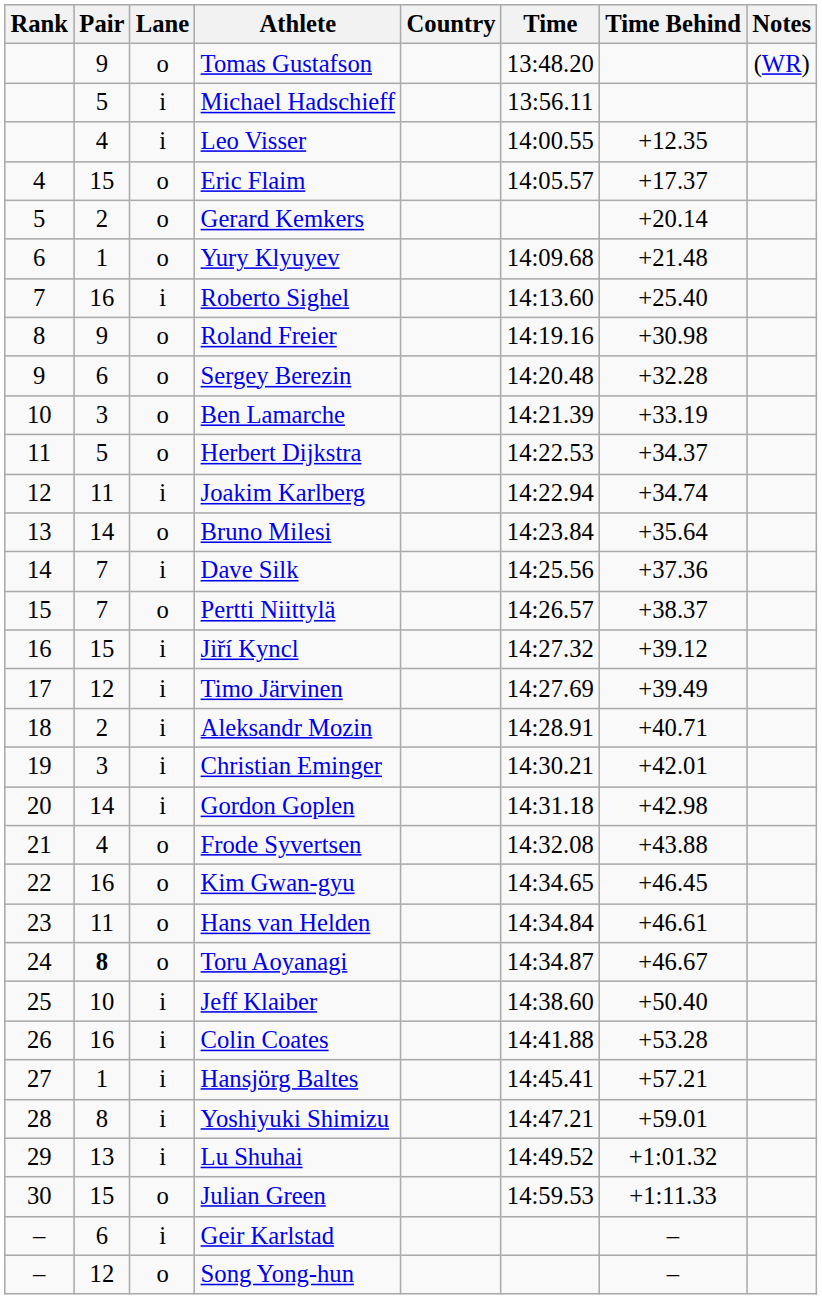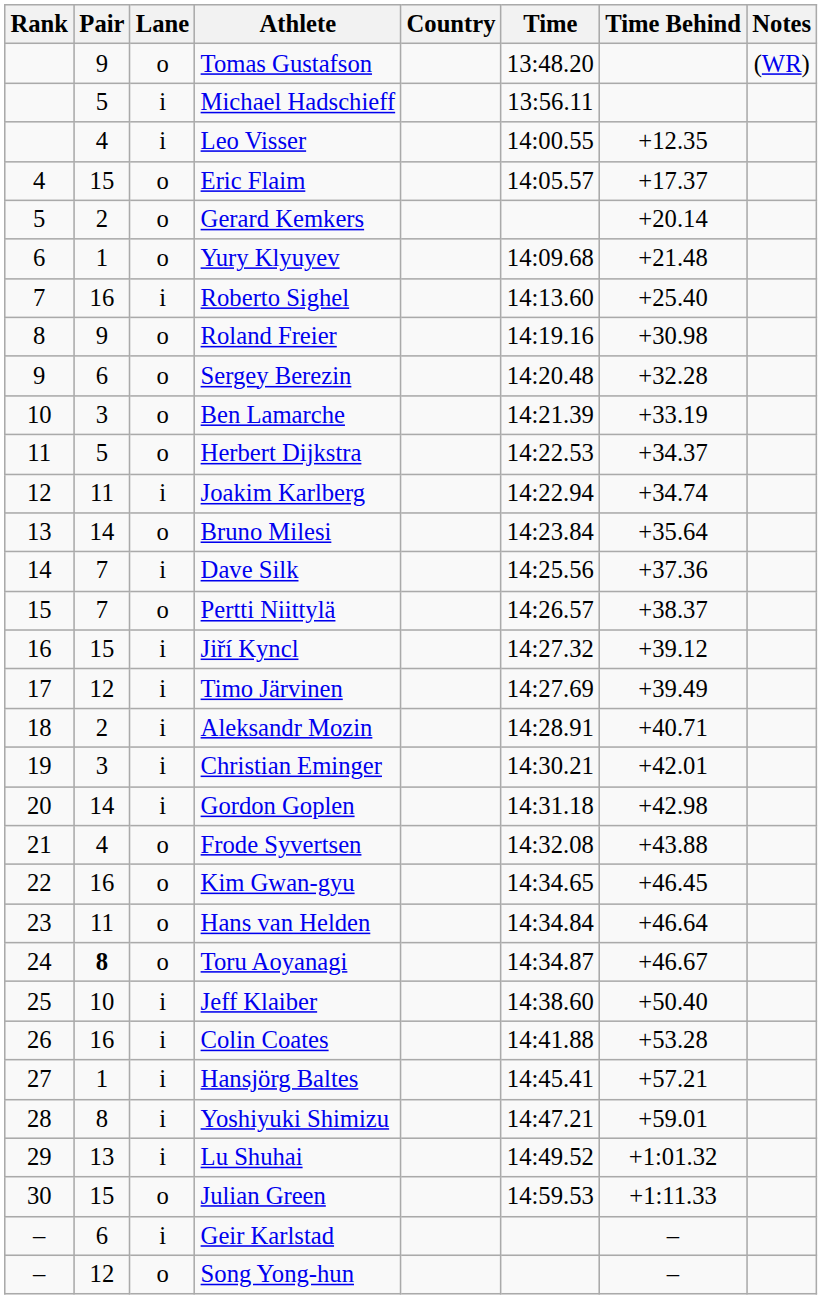(673, 922) +46.61 -> (673, 922) +46.64
